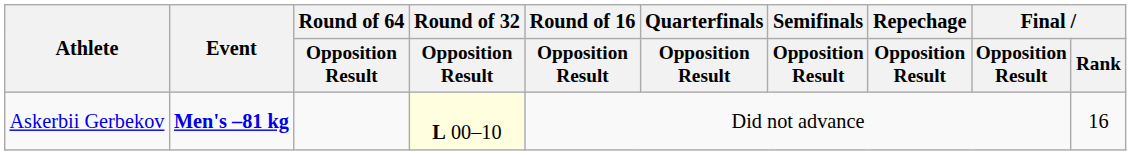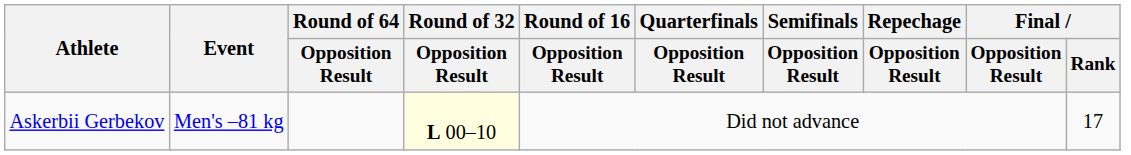(231, 121) bold -> (229, 121) normal
(1098, 121) 16 -> (1093, 121) 17
